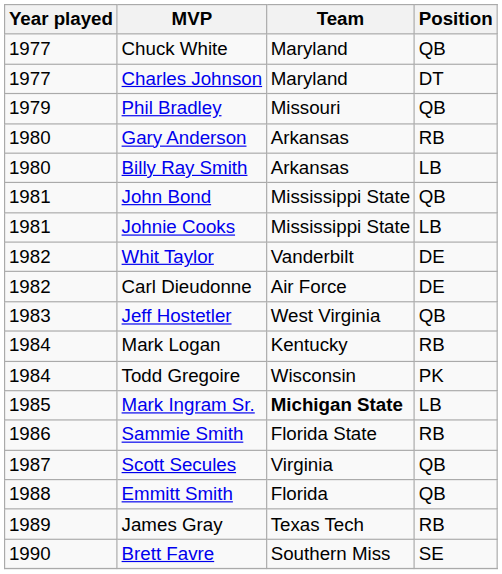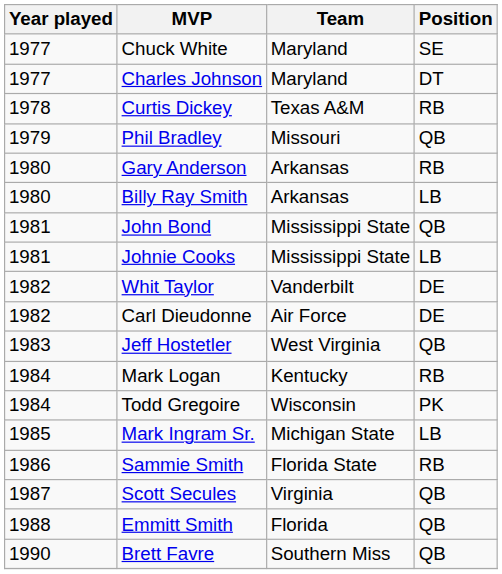(432, 49) QB -> (431, 49) SE
+ row: (177, 108)
(337, 405) bold -> (333, 434) normal
- row: (172, 524)
(431, 553) SE -> (432, 553) QB
